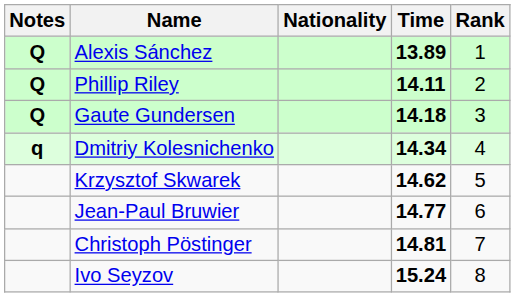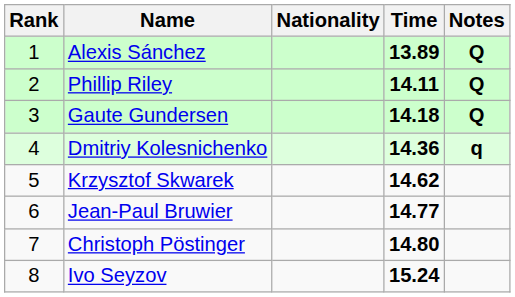columns swapped: (480, 20) <-> (37, 20)
(421, 148) 14.34 -> (414, 148) 14.36
(421, 244) 14.81 -> (414, 244) 14.80
